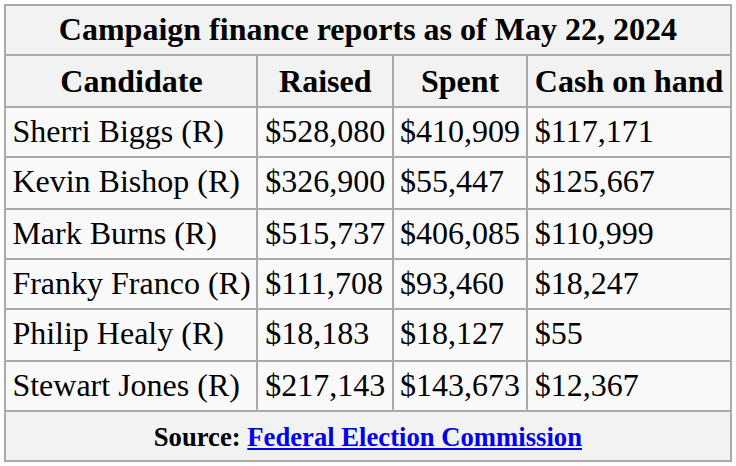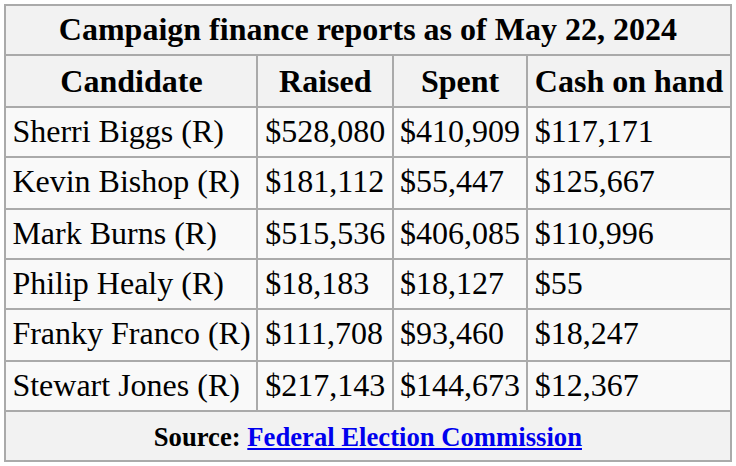(325, 182) $326,900 -> (325, 182) $181,112
(325, 232) $515,737 -> (325, 232) $515,536
(594, 232) $110,999 -> (594, 232) $110,996
rows swapped: (131, 283) <-> (118, 334)
(460, 385) $143,673 -> (460, 385) $144,673
